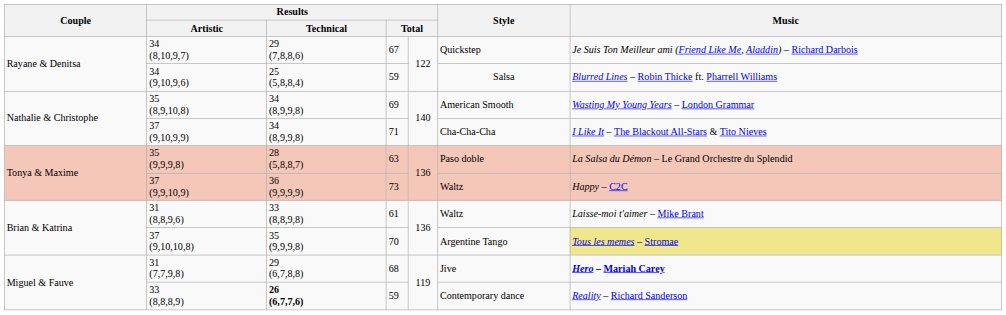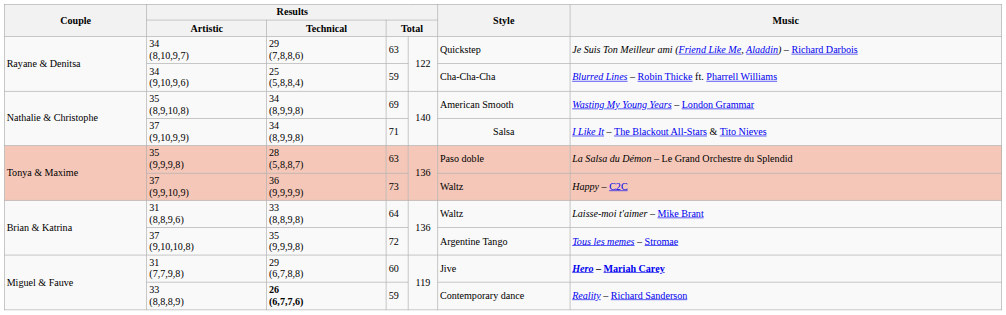(394, 50) 67 -> (394, 50) 63
(504, 77) Salsa -> (468, 77) Cha-Cha-Cha
(468, 132) Cha-Cha-Cha -> (504, 132) Salsa
(394, 214) 61 -> (394, 214) 64
(394, 241) 70 -> (394, 241) 72
(625, 241) khaki background -> (625, 241) no background
(394, 268) 68 -> (394, 268) 60
